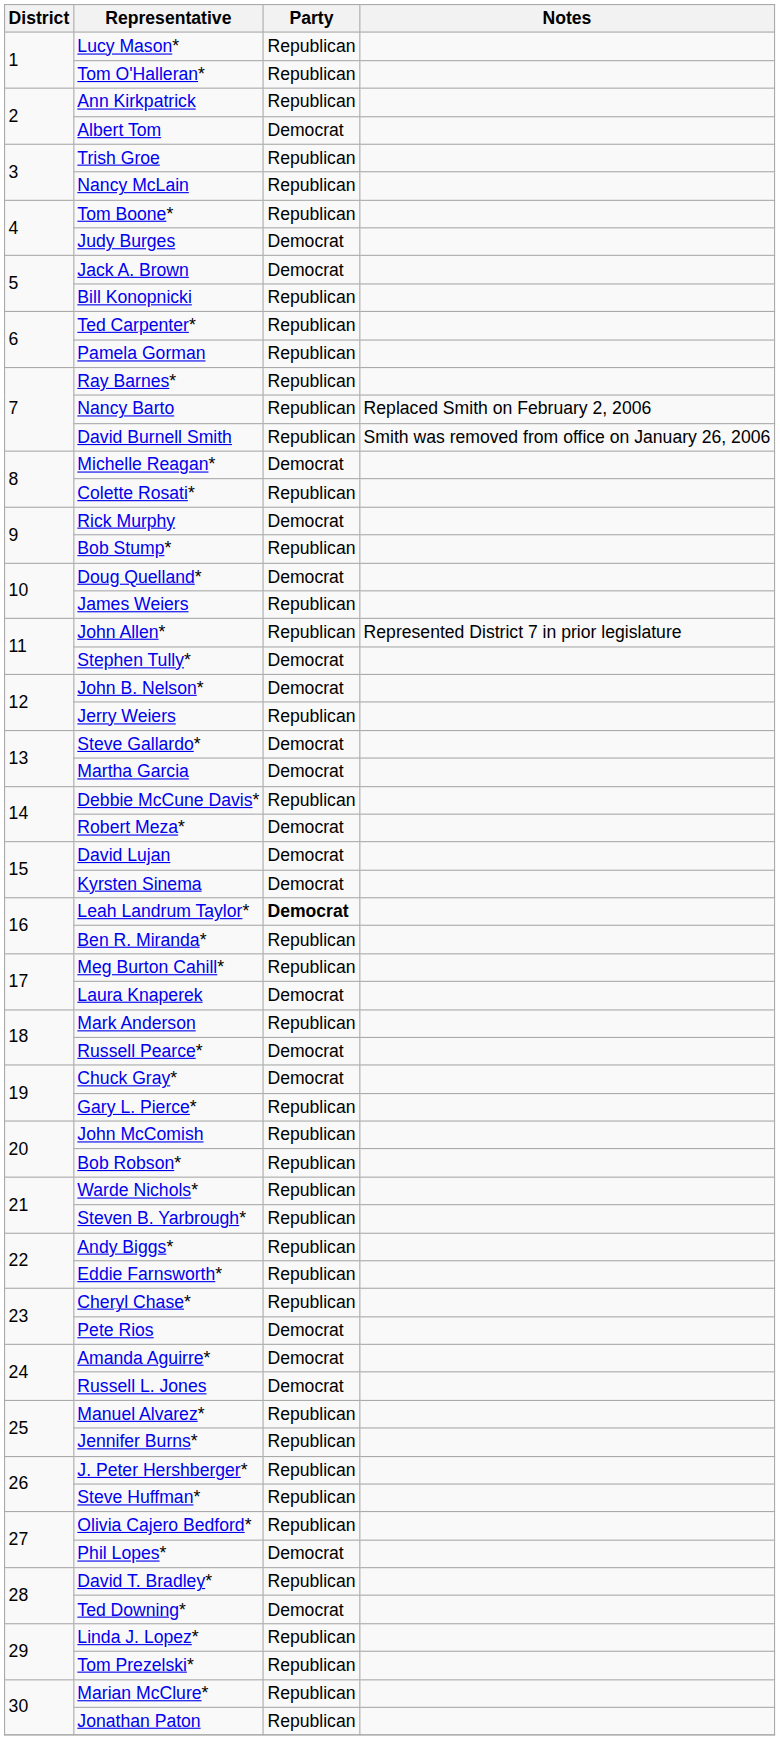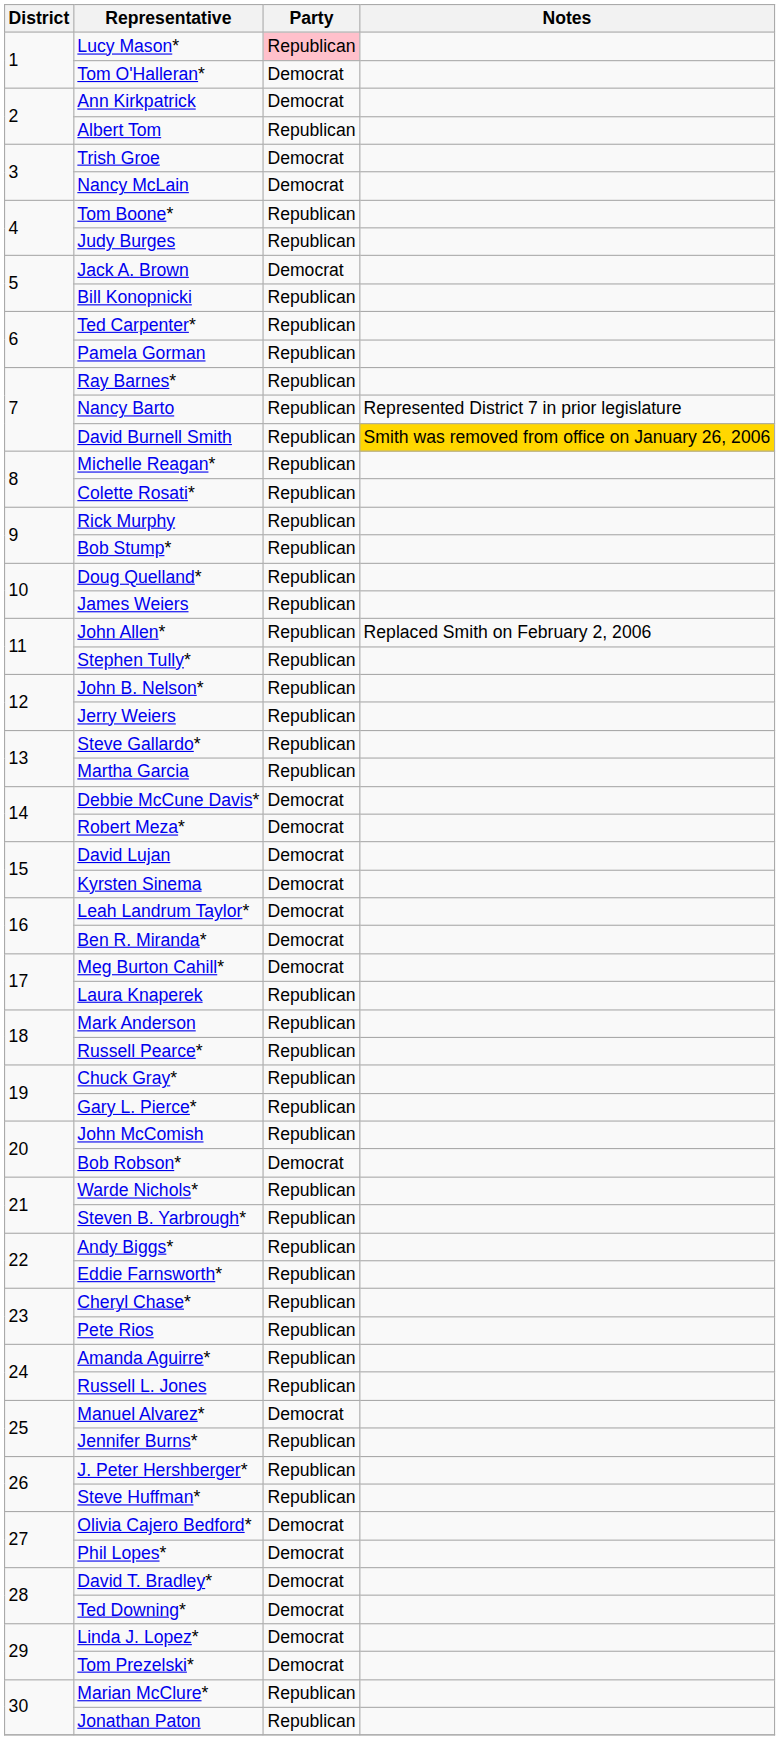(311, 46) no background -> (311, 46) pink background
(311, 74) Republican -> (306, 74) Democrat
(311, 102) Republican -> (306, 102) Democrat
(306, 130) Democrat -> (311, 130) Republican
(311, 158) Republican -> (306, 158) Democrat
(311, 185) Republican -> (306, 185) Democrat
(306, 241) Democrat -> (311, 241) Republican
(507, 409) Replaced Smith on February 2, 2006 -> (523, 409) Represented District 7 in prior legislature
(567, 437) no background -> (567, 437) gold background
(306, 465) Democrat -> (311, 465) Republican
(306, 520) Democrat -> (311, 520) Republican
(306, 576) Democrat -> (311, 576) Republican
(523, 632) Represented District 7 in prior legislature -> (507, 632) Replaced Smith on February 2, 2006
(306, 660) Democrat -> (311, 660) Republican
(306, 688) Democrat -> (311, 688) Republican
(306, 744) Democrat -> (311, 744) Republican
(306, 772) Democrat -> (311, 772) Republican
(311, 800) Republican -> (306, 800) Democrat
(308, 911) bold -> (306, 911) normal
(311, 939) Republican -> (306, 939) Democrat
(311, 967) Republican -> (306, 967) Democrat
(306, 995) Democrat -> (311, 995) Republican
(306, 1051) Democrat -> (311, 1051) Republican
(306, 1079) Democrat -> (311, 1079) Republican
(311, 1162) Republican -> (306, 1162) Democrat
(306, 1330) Democrat -> (311, 1330) Republican
(306, 1358) Democrat -> (311, 1358) Republican
(306, 1386) Democrat -> (311, 1386) Republican
(311, 1414) Republican -> (306, 1414) Democrat
(311, 1525) Republican -> (306, 1525) Democrat
(311, 1581) Republican -> (306, 1581) Democrat
(311, 1637) Republican -> (306, 1637) Democrat
(311, 1665) Republican -> (306, 1665) Democrat
